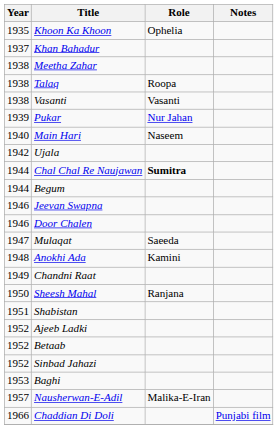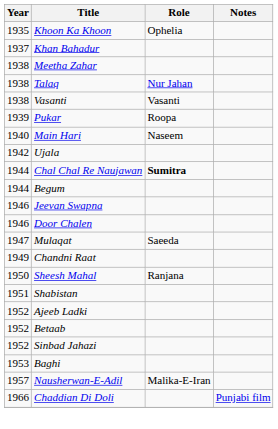(162, 83) Roopa -> (170, 83) Nur Jahan
(170, 118) Nur Jahan -> (162, 118) Roopa
- row: (60, 258)
